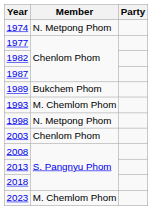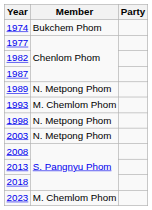(72, 27) N. Metpong Phom -> (67, 27) Bukchem Phom
(67, 89) Bukchem Phom -> (72, 89) N. Metpong Phom
(66, 136) Chenlom Phom -> (72, 136) N. Metpong Phom
